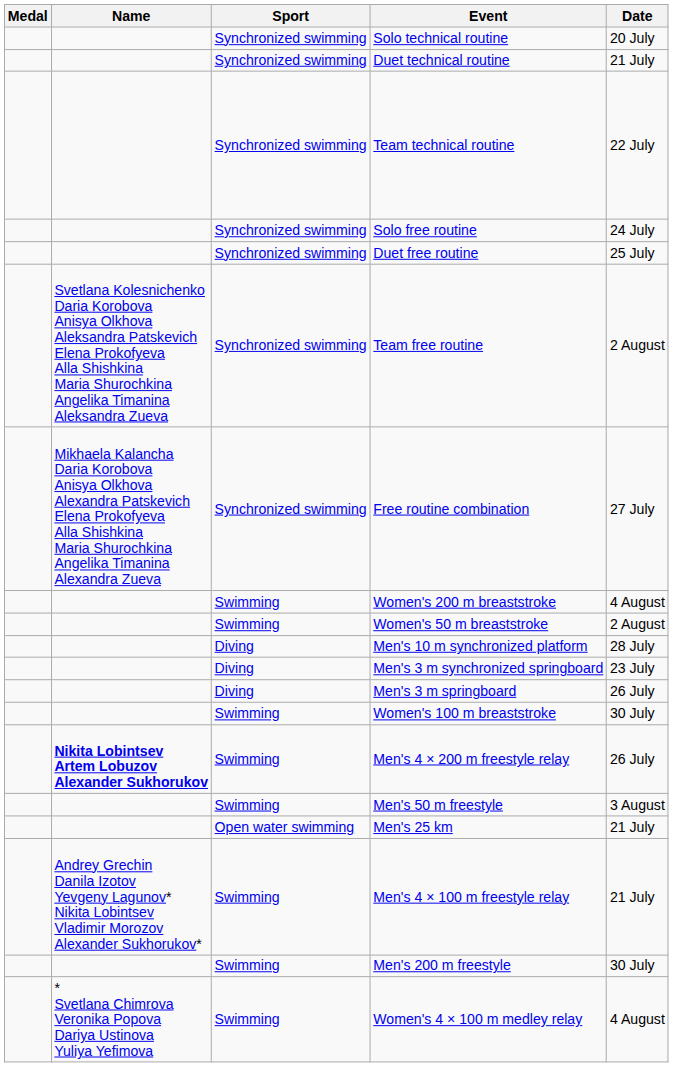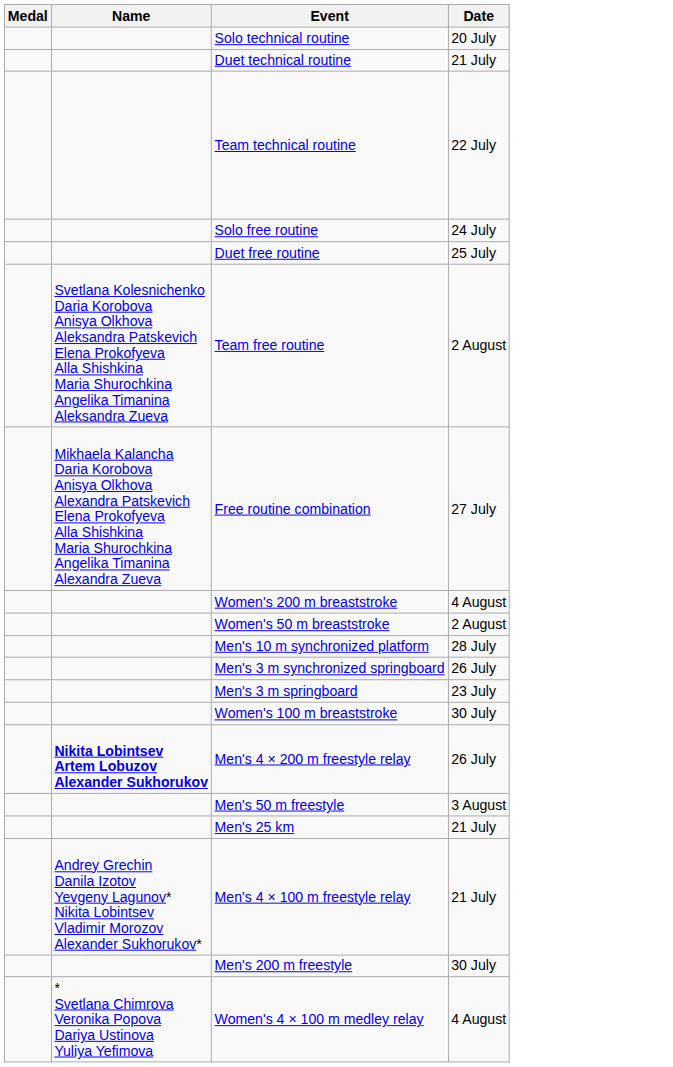- column: (291, 16)
(632, 669) 23 July -> (474, 669) 26 July
(632, 691) 26 July -> (474, 691) 23 July
